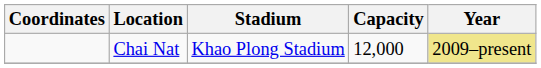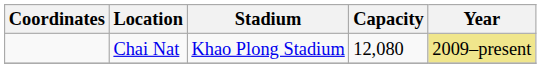(379, 48) 12,000 -> (379, 48) 12,080
